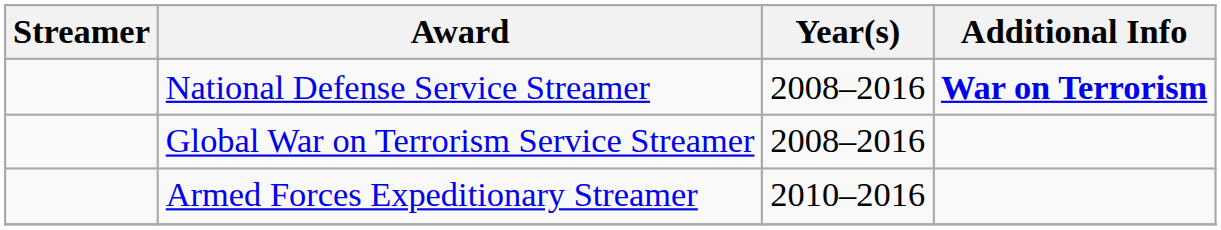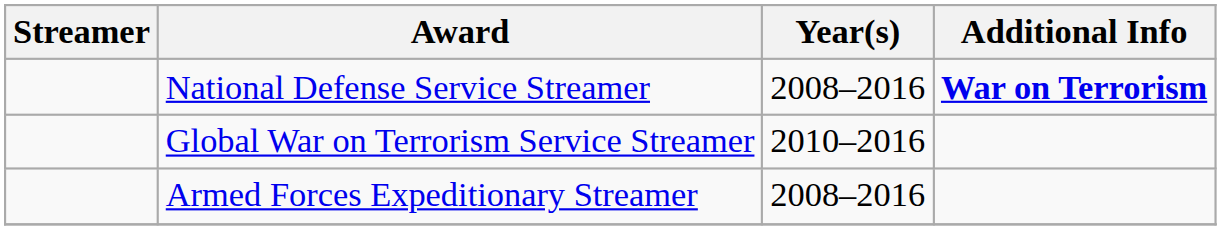(848, 140) 2008–2016 -> (848, 140) 2010–2016
(848, 195) 2010–2016 -> (848, 195) 2008–2016
